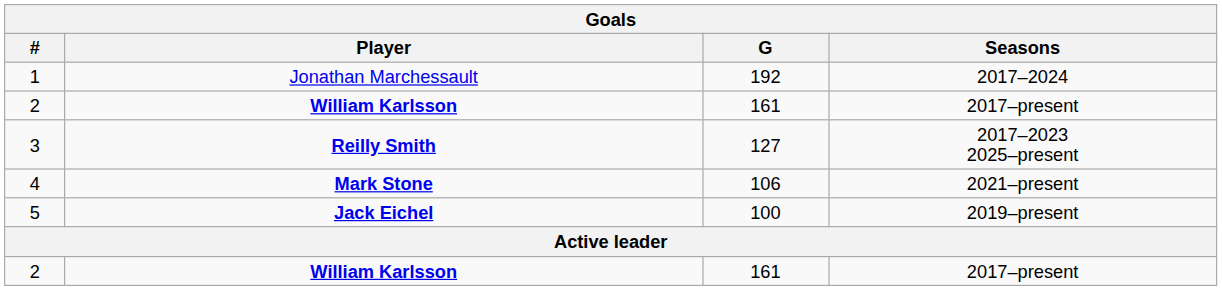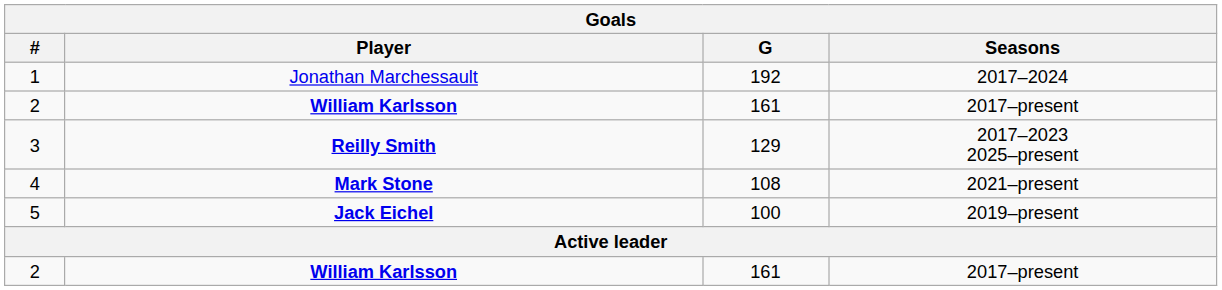(765, 145) 127 -> (765, 145) 129
(765, 184) 106 -> (765, 184) 108
